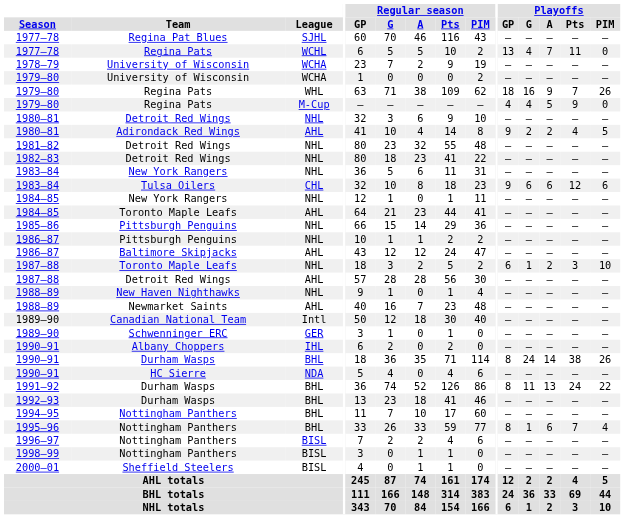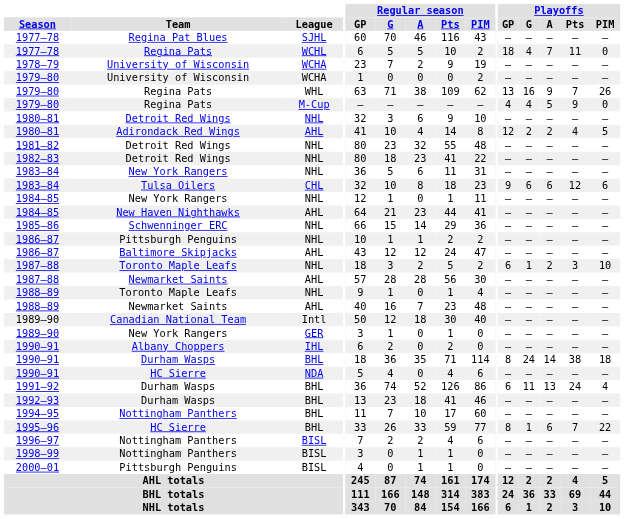(508, 51) 13 -> (508, 51) 18
(508, 91) 18 -> (508, 91) 13
(508, 132) 9 -> (508, 132) 12
(178, 212) Toronto Maple Leafs -> (178, 212) New Haven Nighthawks
(178, 226) Pittsburgh Penguins -> (178, 226) Schwenninger ERC
(178, 279) Detroit Red Wings -> (178, 279) Newmarket Saints
(178, 293) New Haven Nighthawks -> (178, 293) Toronto Maple Leafs
(178, 333) Schwenninger ERC -> (178, 333) New York Rangers
(605, 360) 26 -> (605, 360) 18
(508, 387) 8 -> (508, 387) 6
(605, 387) 22 -> (605, 387) 4
(178, 427) Nottingham Panthers -> (178, 427) HC Sierre
(605, 427) 4 -> (605, 427) 22
(178, 467) Sheffield Steelers -> (178, 467) Pittsburgh Penguins
